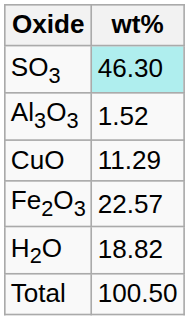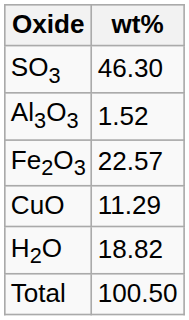(130, 69) paleturquoise background -> (130, 69) no background
rows swapped: (48, 204) <-> (38, 159)
